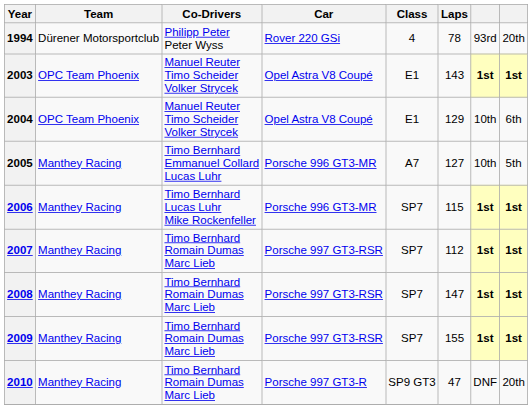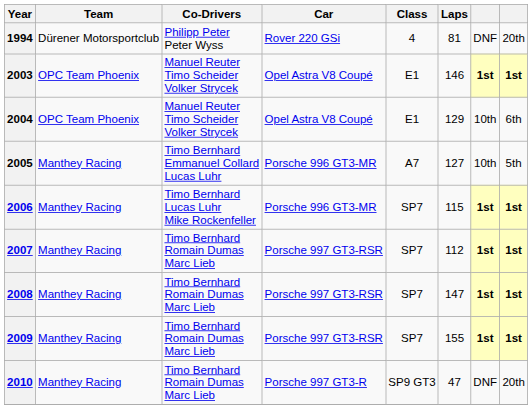(455, 38) 78 -> (455, 38) 81
(485, 38) 93rd -> (485, 38) DNF
(455, 76) 143 -> (455, 76) 146
